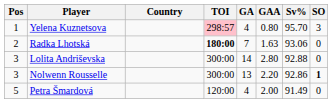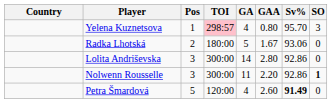columns swapped: (16, 12) <-> (165, 12)
(220, 43) bold -> (220, 43) normal
(246, 43) 7 -> (246, 43) 5
(269, 43) 1.63 -> (269, 43) 1.67
(296, 59) 92.88 -> (296, 59) 92.86
(246, 75) 13 -> (246, 75) 11
(269, 91) 2.00 -> (269, 91) 2.60
(296, 91) normal -> (296, 91) bold
